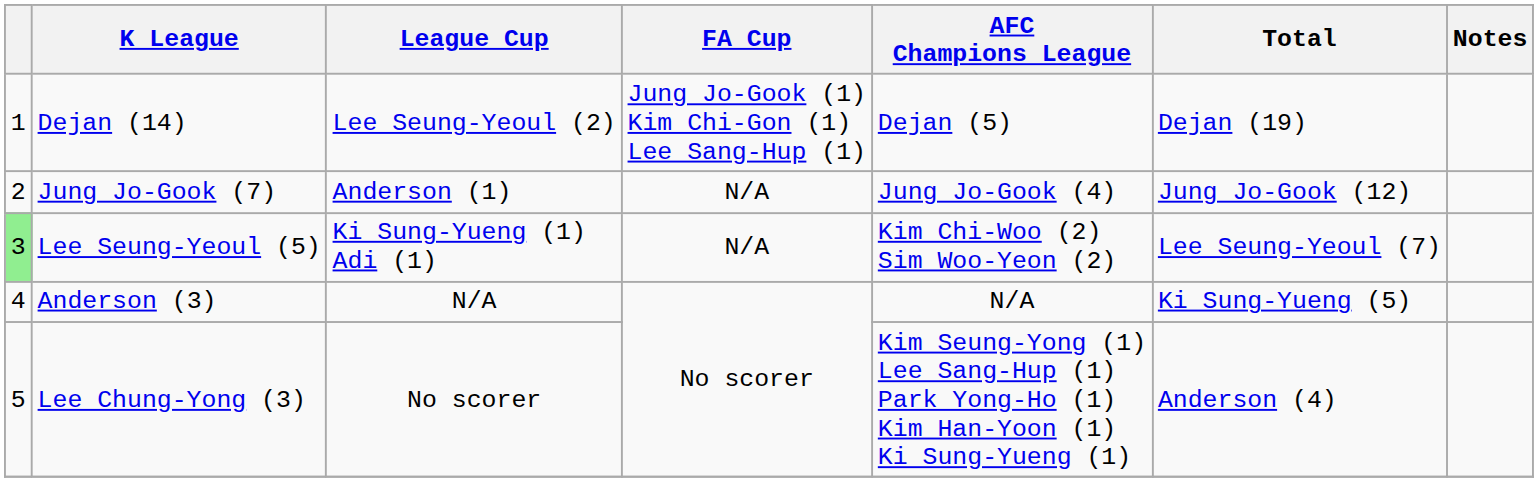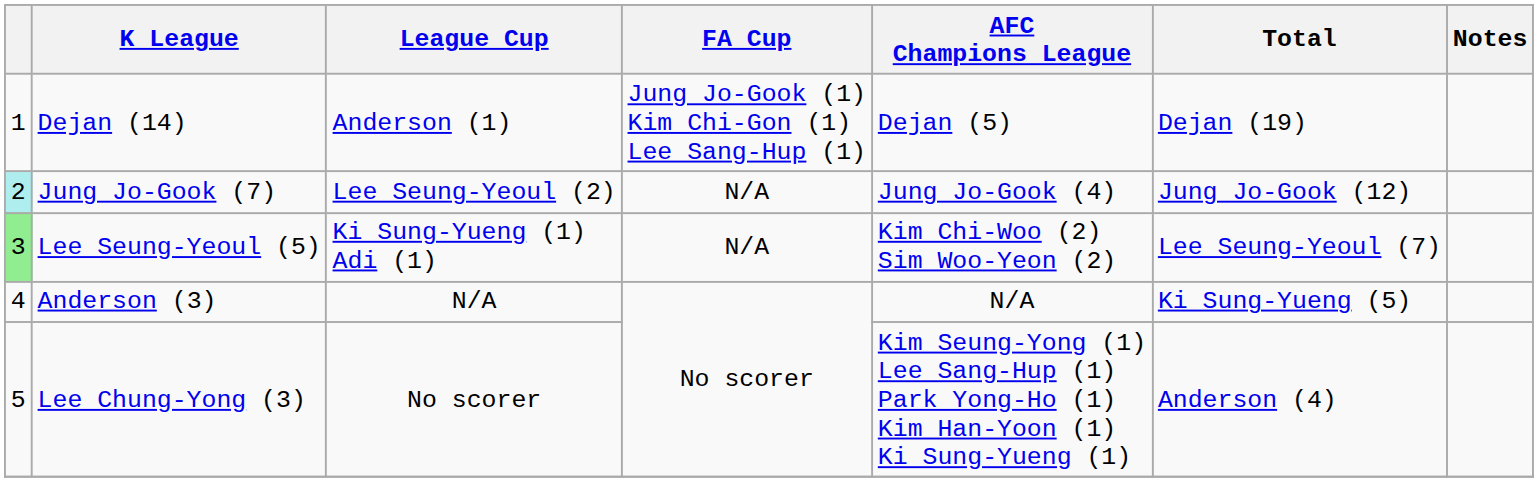(474, 123) Lee Seung-Yeoul (2) -> (422, 123) Anderson (1)
(18, 192) no background -> (18, 192) paleturquoise background
(422, 192) Anderson (1) -> (474, 192) Lee Seung-Yeoul (2)
